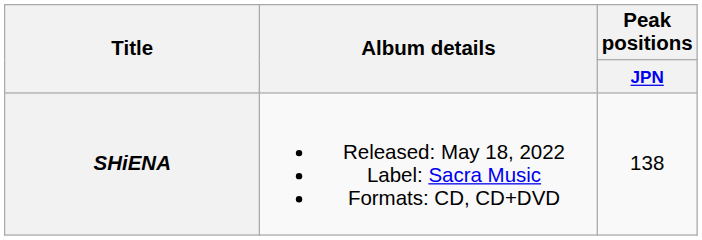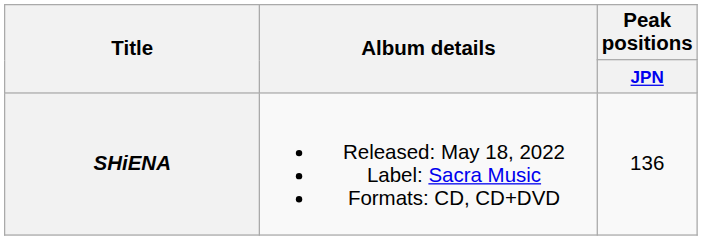(647, 163) 138 -> (647, 163) 136
